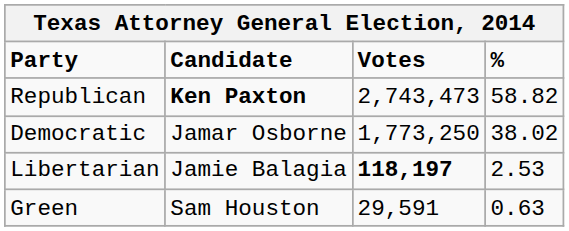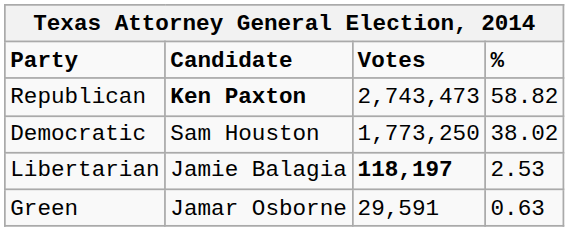(259, 134) Jamar Osborne -> (245, 134) Sam Houston
(245, 208) Sam Houston -> (259, 208) Jamar Osborne
